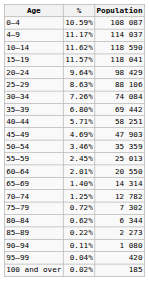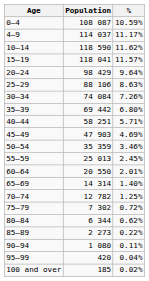columns swapped: (119, 11) <-> (79, 11)
